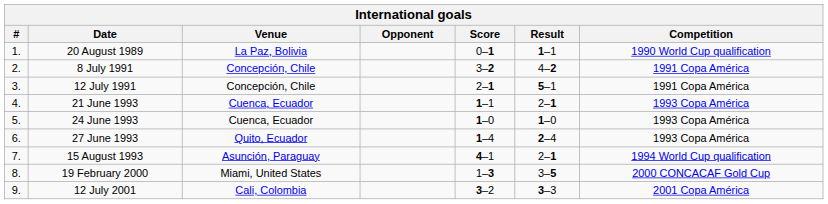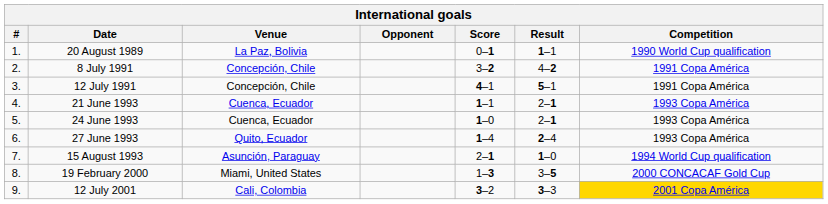(485, 86) 2–1 -> (485, 86) 4–1
(547, 121) 1–0 -> (547, 121) 2–1
(485, 155) 4–1 -> (485, 155) 2–1
(547, 155) 2–1 -> (547, 155) 1–0
(701, 190) no background -> (701, 190) gold background
